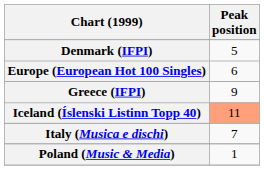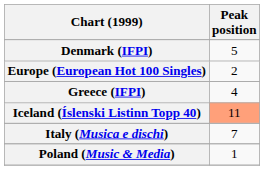(234, 71) 6 -> (234, 71) 2
(234, 92) 9 -> (234, 92) 4
